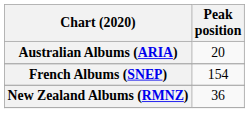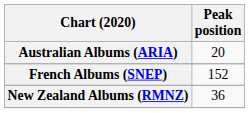(218, 74) 154 -> (218, 74) 152
